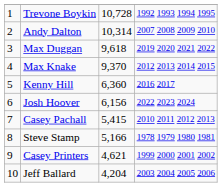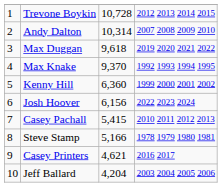(176, 13) 1992 1993 1994 1995 -> (176, 13) 2012 2013 2014 2015
(176, 66) 2012 2013 2014 2015 -> (176, 66) 1992 1993 1994 1995
(156, 84) 2016 2017 -> (176, 84) 1999 2000 2001 2002
(176, 155) 1999 2000 2001 2002 -> (156, 155) 2016 2017
